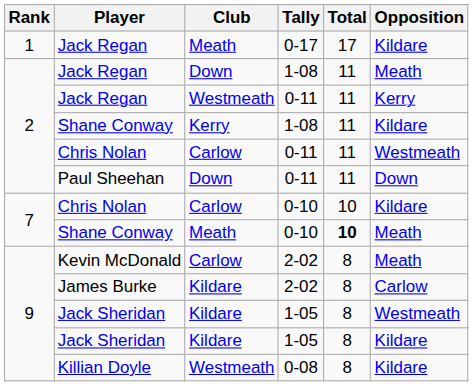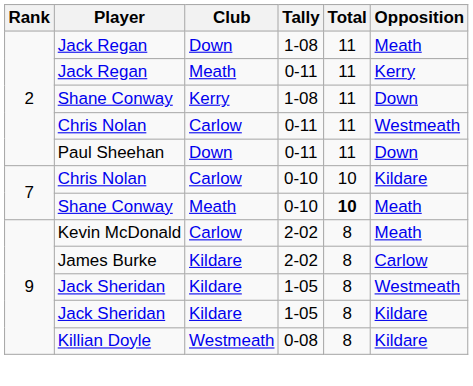- row: (103, 44)
(232, 98) Westmeath -> (213, 71) Meath
(401, 125) Kildare -> (396, 98) Down
